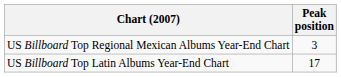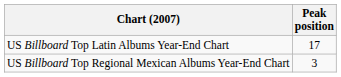rows swapped: (118, 63) <-> (148, 44)
